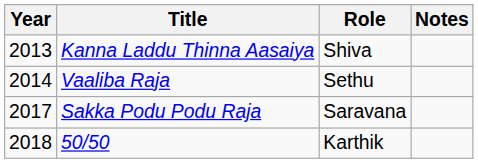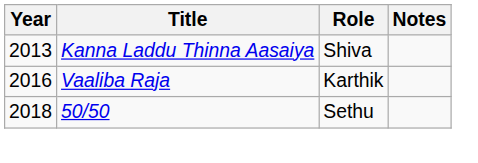(31, 81) 2014 -> (31, 81) 2016
(349, 81) Sethu -> (353, 81) Karthik
- row: (161, 111)
(353, 142) Karthik -> (349, 111) Sethu
